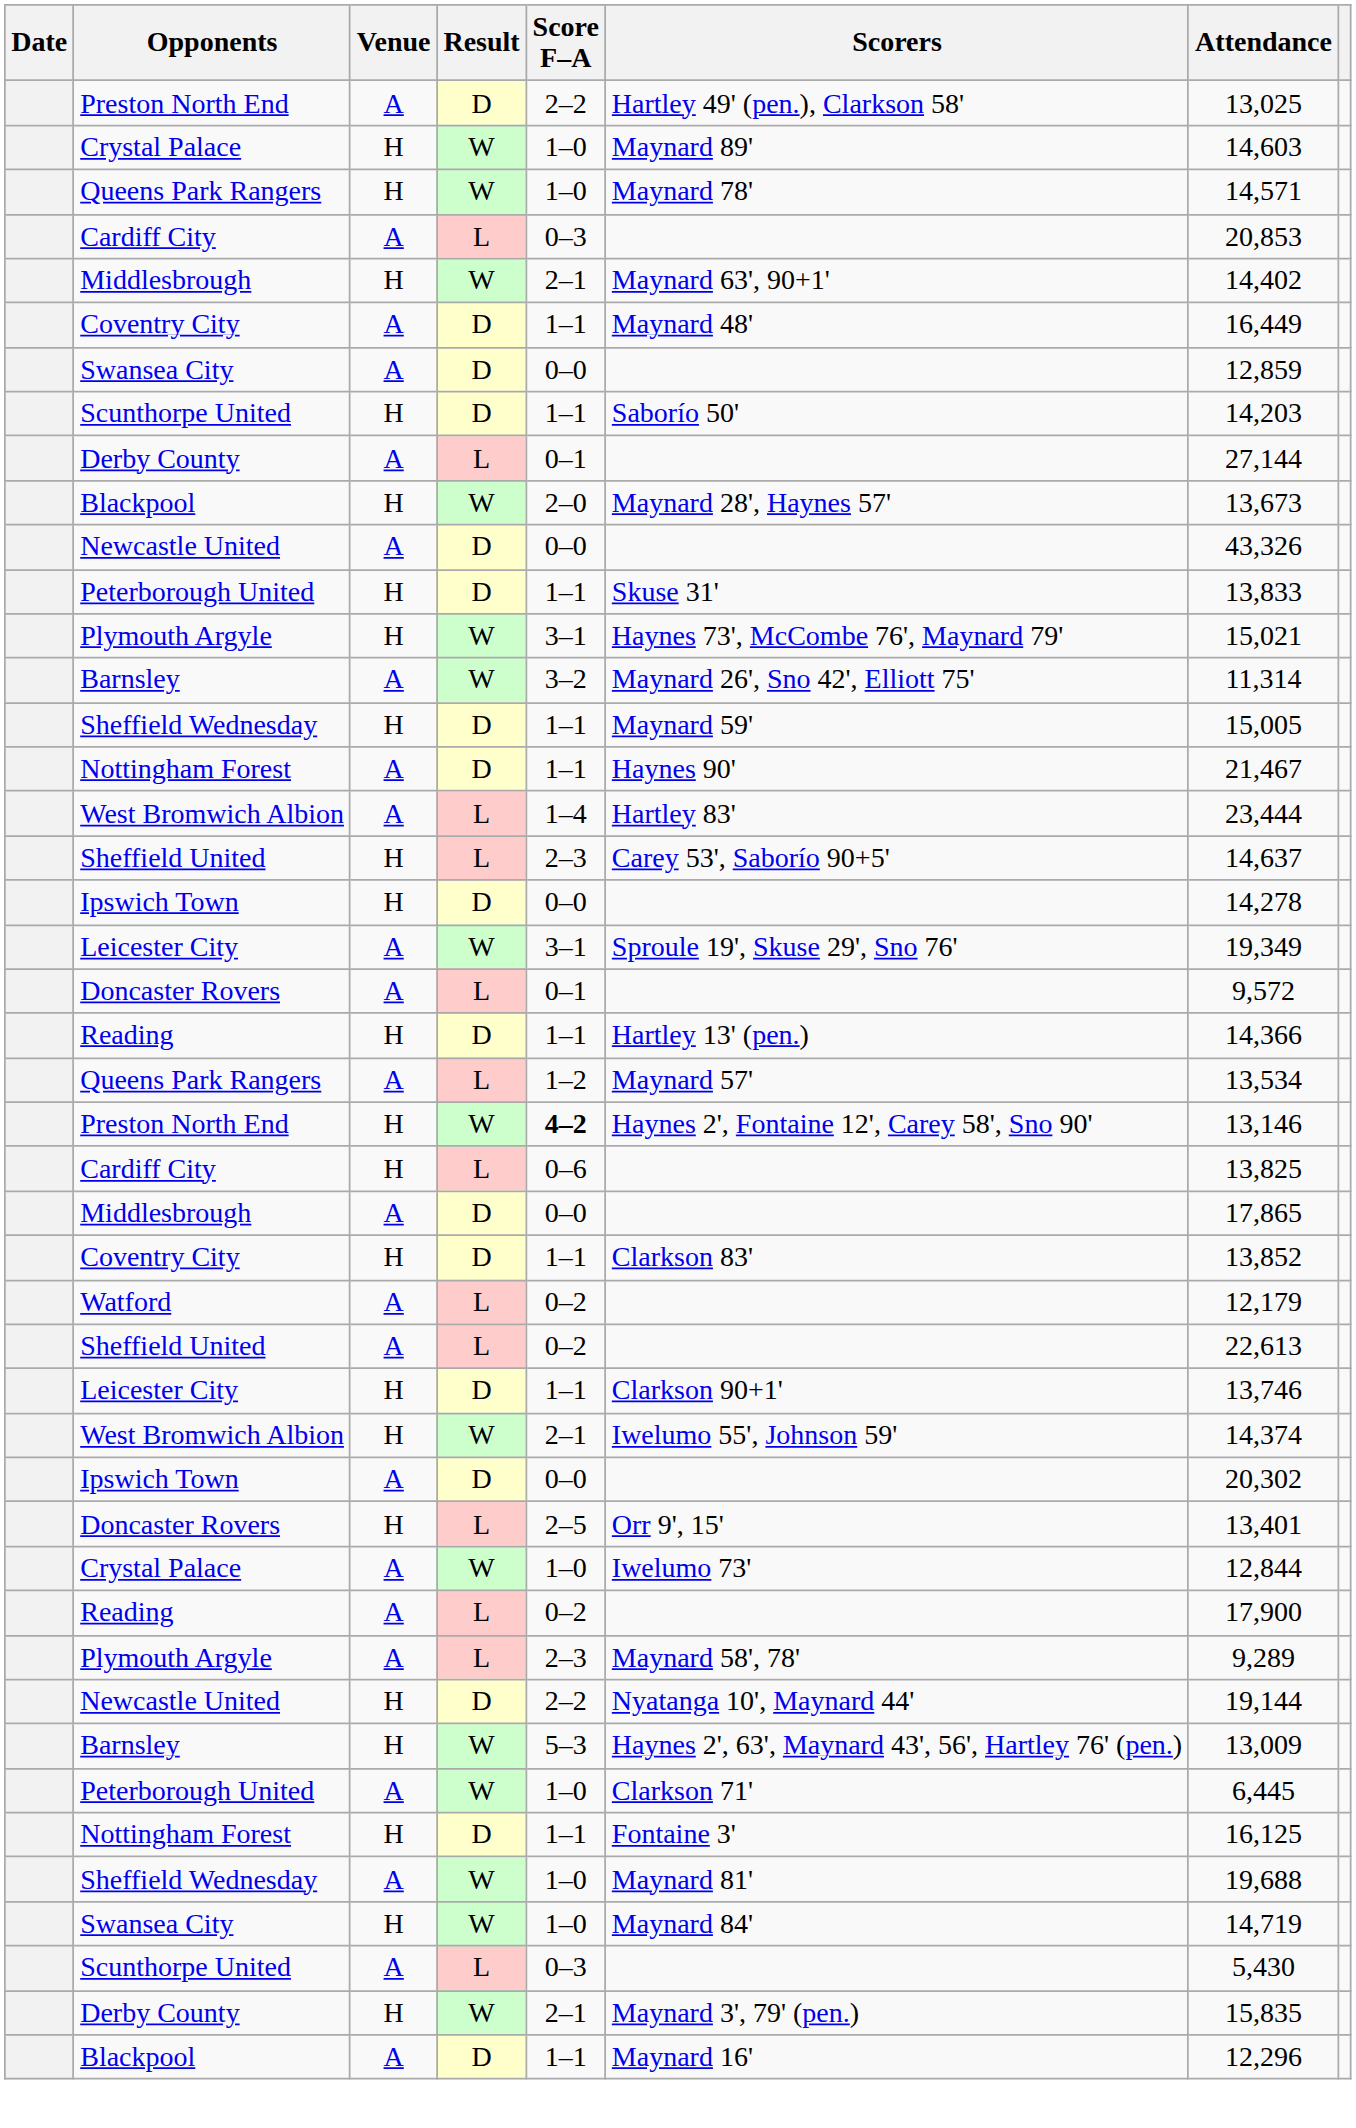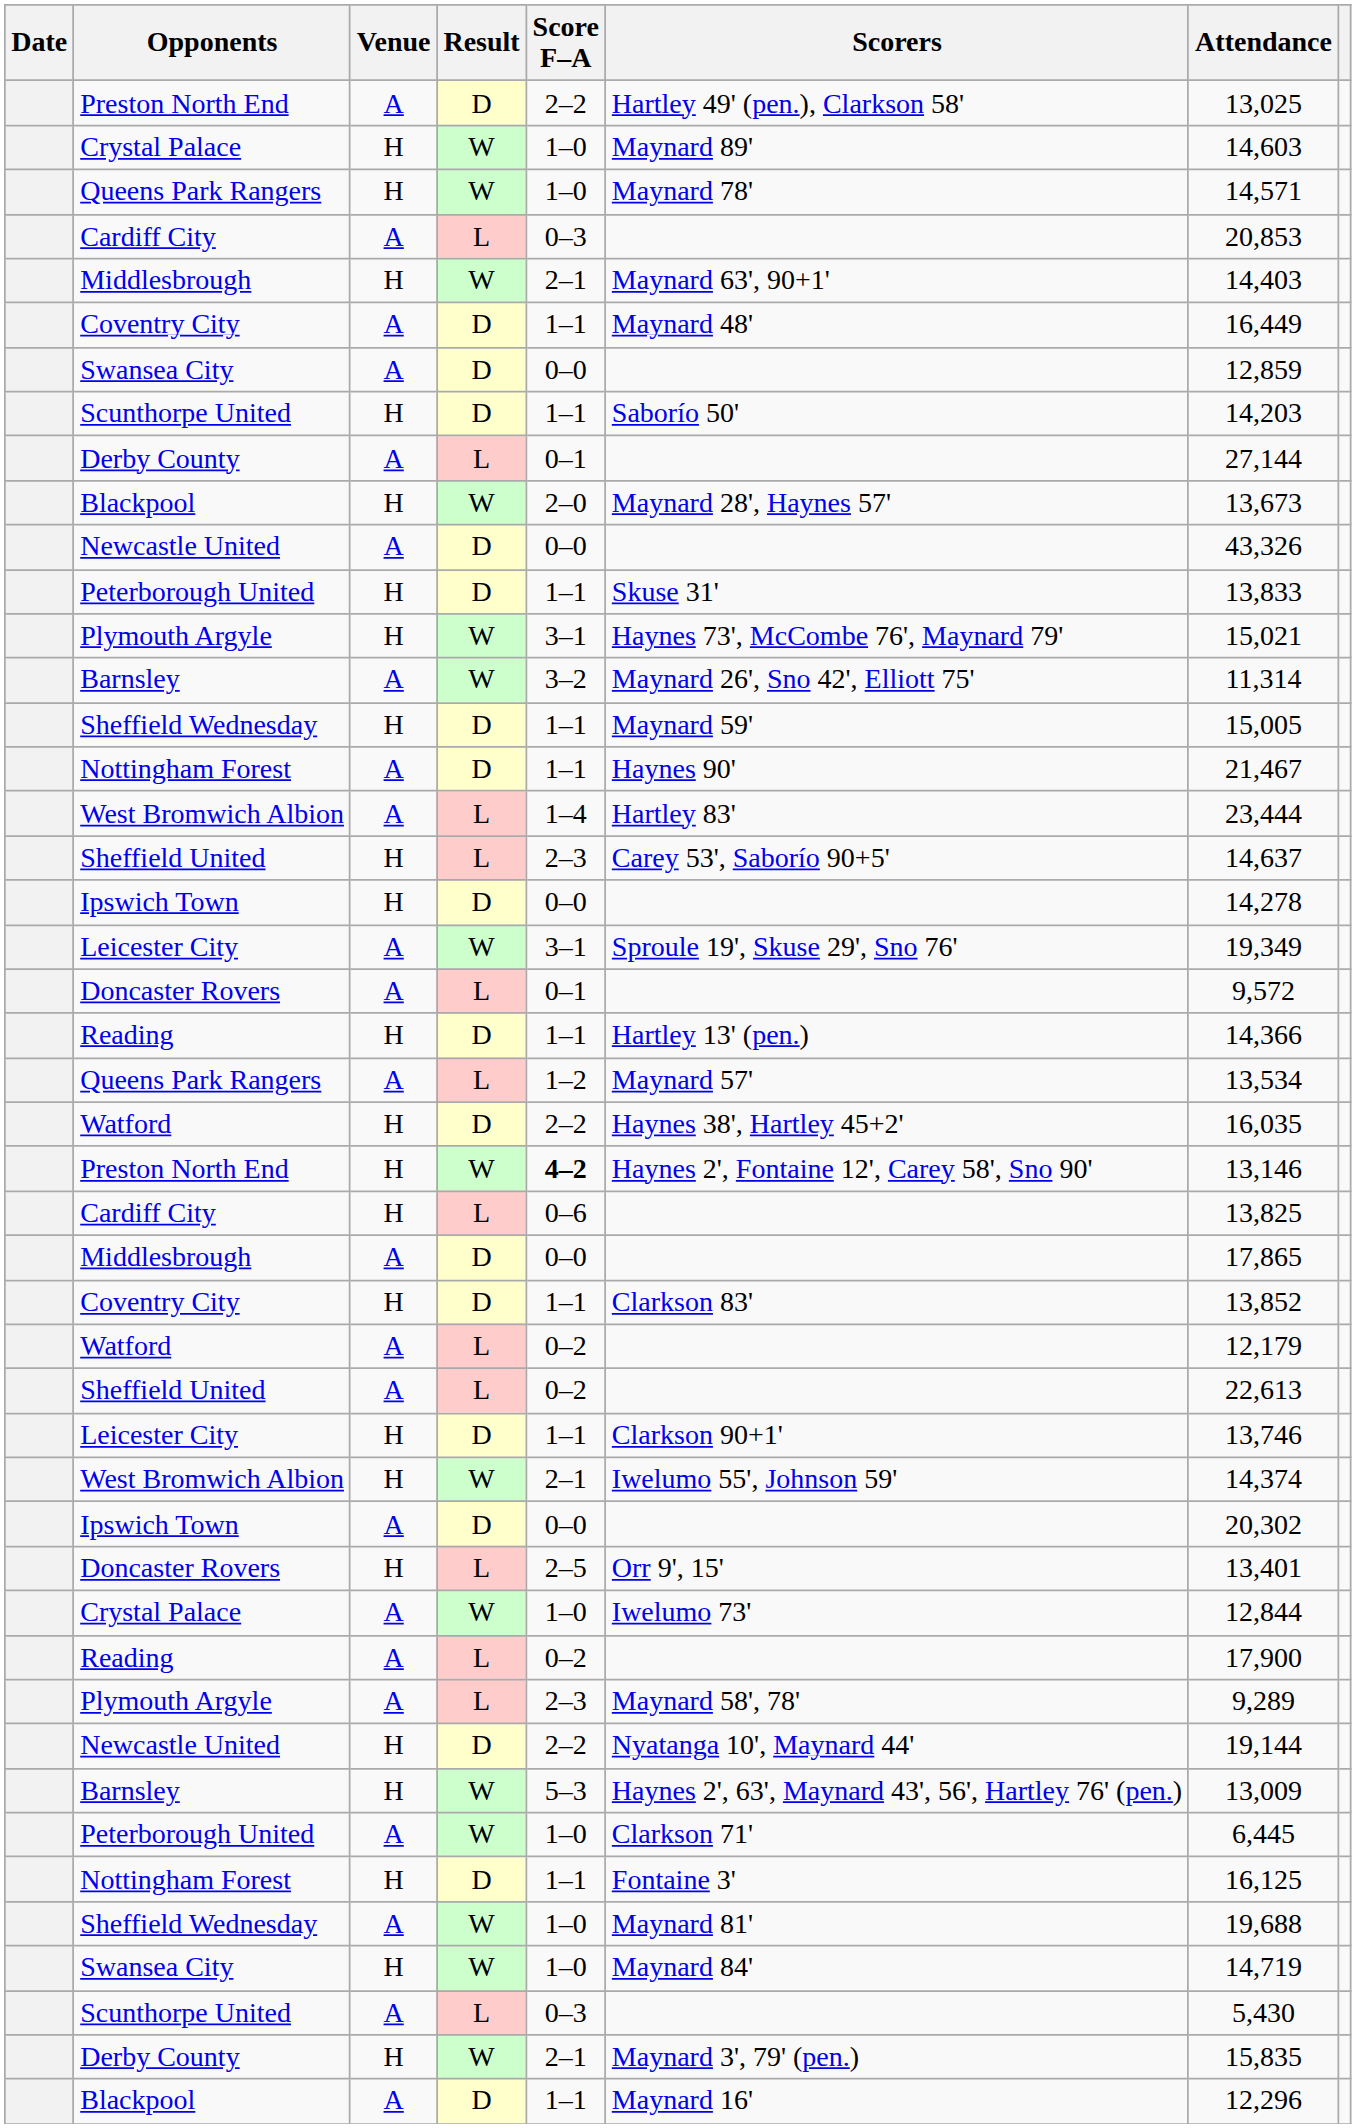(1264, 280) 14,402 -> (1264, 280) 14,403
+ row: (126, 1123)
